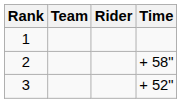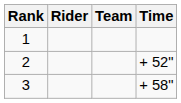columns swapped: (114, 16) <-> (69, 16)
(156, 62) + 58" -> (156, 62) + 52"
(156, 86) + 52" -> (156, 86) + 58"
